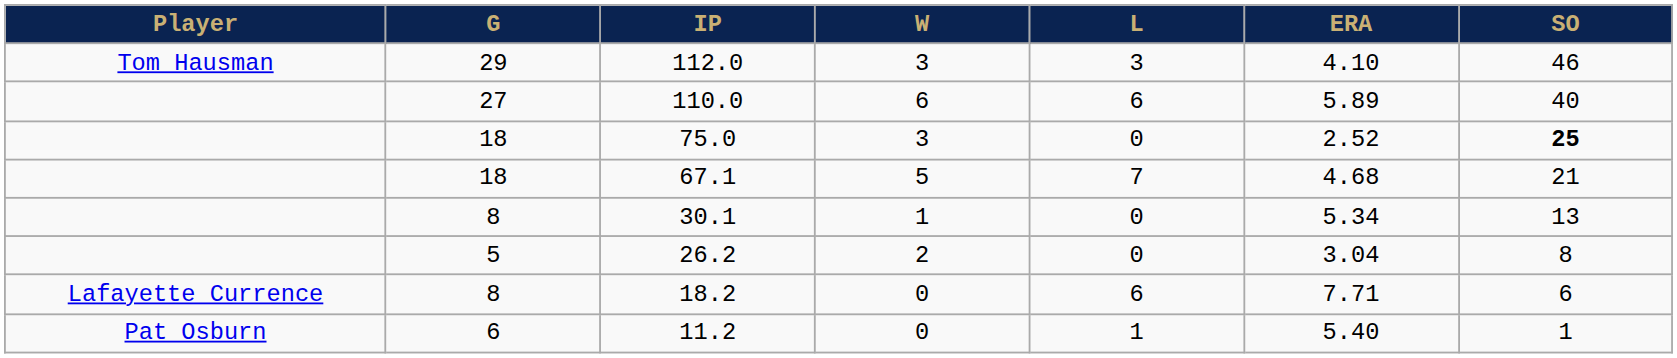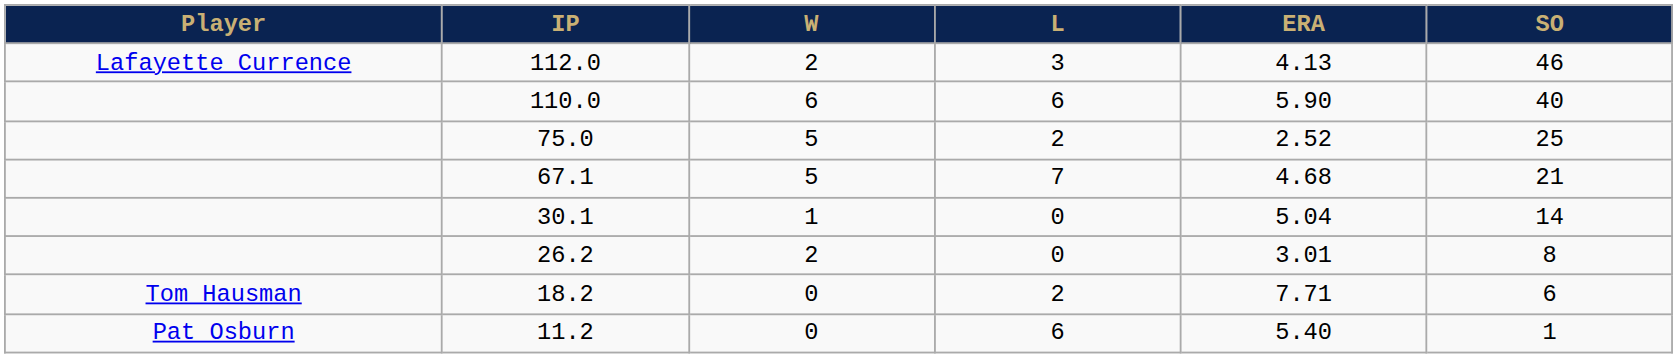- column: (493, 24)
(196, 63) Tom Hausman -> (224, 63) Lafayette Currence
(922, 63) 3 -> (811, 63) 2
(1351, 63) 4.10 -> (1304, 63) 4.13
(1351, 101) 5.89 -> (1304, 101) 5.90
(922, 140) 3 -> (811, 140) 5
(1137, 140) 0 -> (1058, 140) 2
(1565, 140) bold -> (1550, 140) normal
(1351, 217) 5.34 -> (1304, 217) 5.04
(1565, 217) 13 -> (1550, 217) 14
(1351, 256) 3.04 -> (1304, 256) 3.01
(196, 294) Lafayette Currence -> (224, 294) Tom Hausman
(1137, 294) 6 -> (1058, 294) 2
(1137, 333) 1 -> (1058, 333) 6
